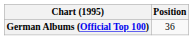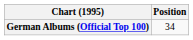(170, 27) 36 -> (170, 27) 34
